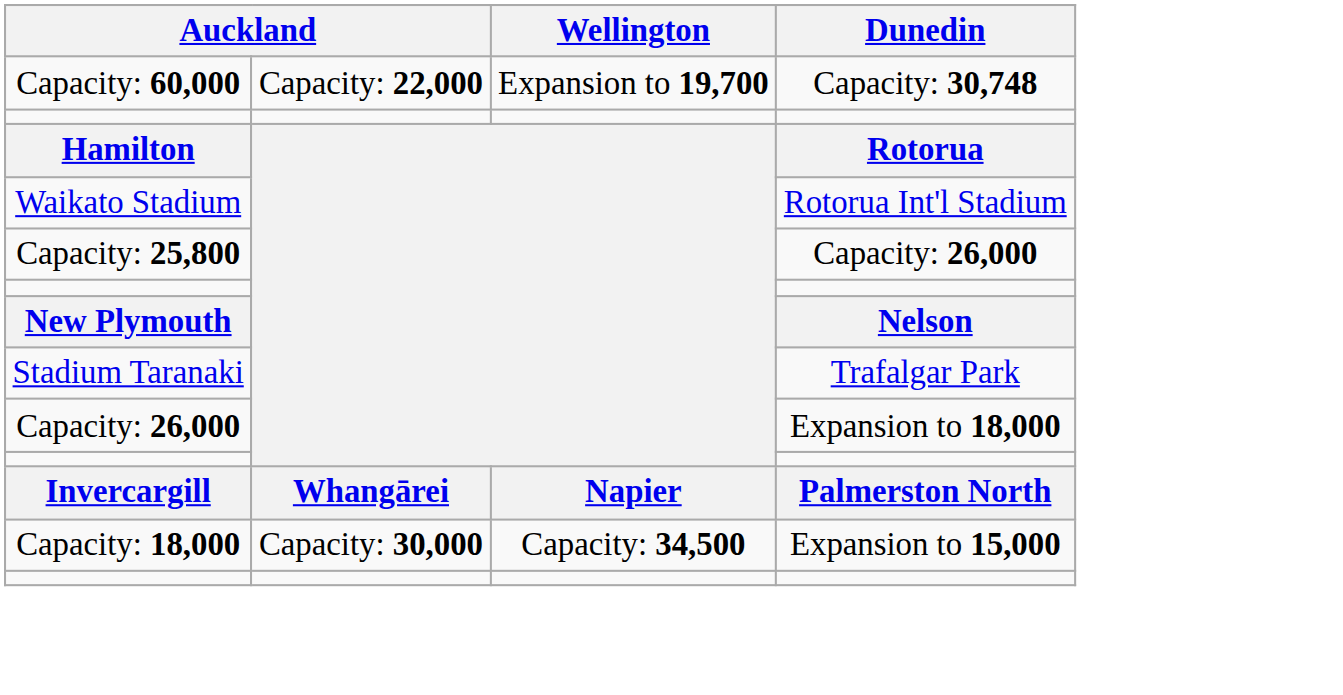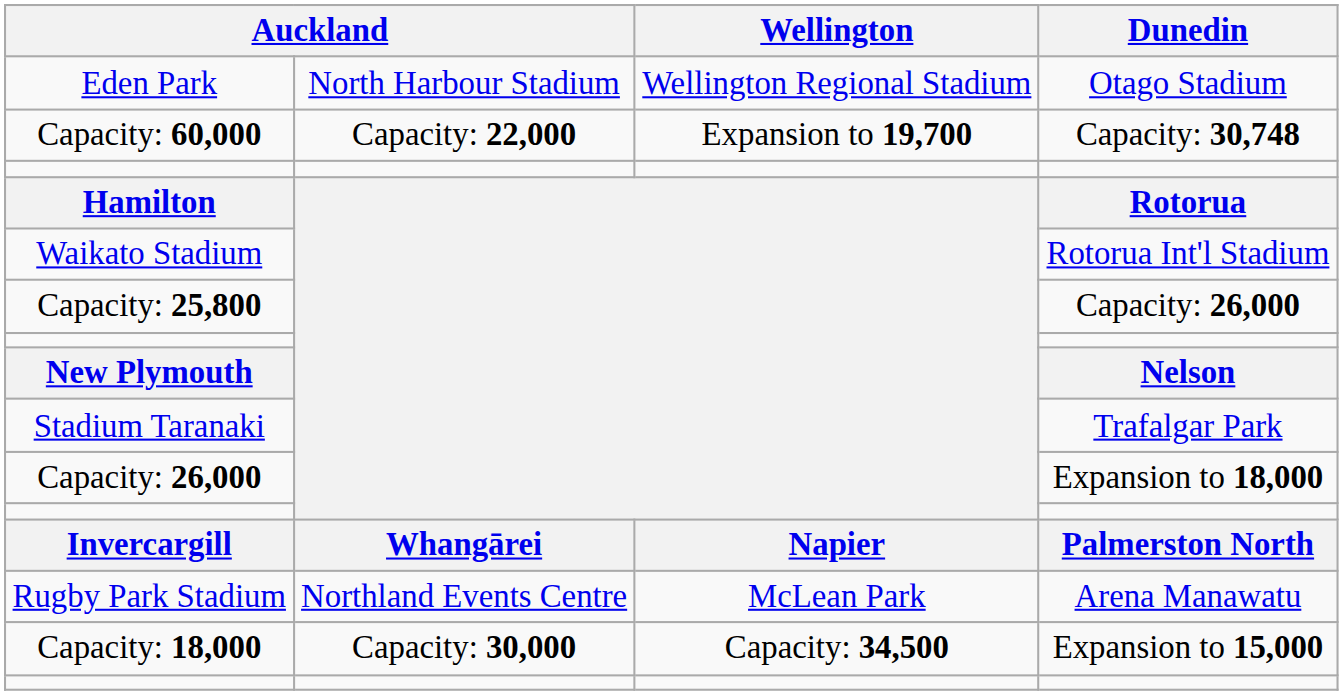+ row: (149, 82)
+ row: (149, 596)
